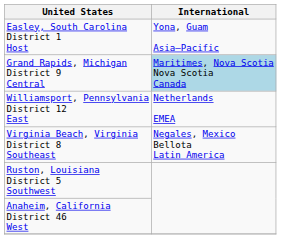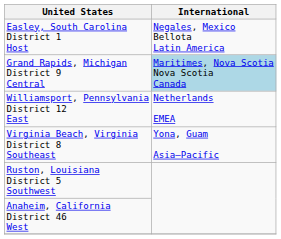(186, 37) Yona, Guam Asia–Pacific -> (194, 37) Negales, Mexico Bellota Latin America
(194, 145) Negales, Mexico Bellota Latin America -> (186, 145) Yona, Guam Asia–Pacific
